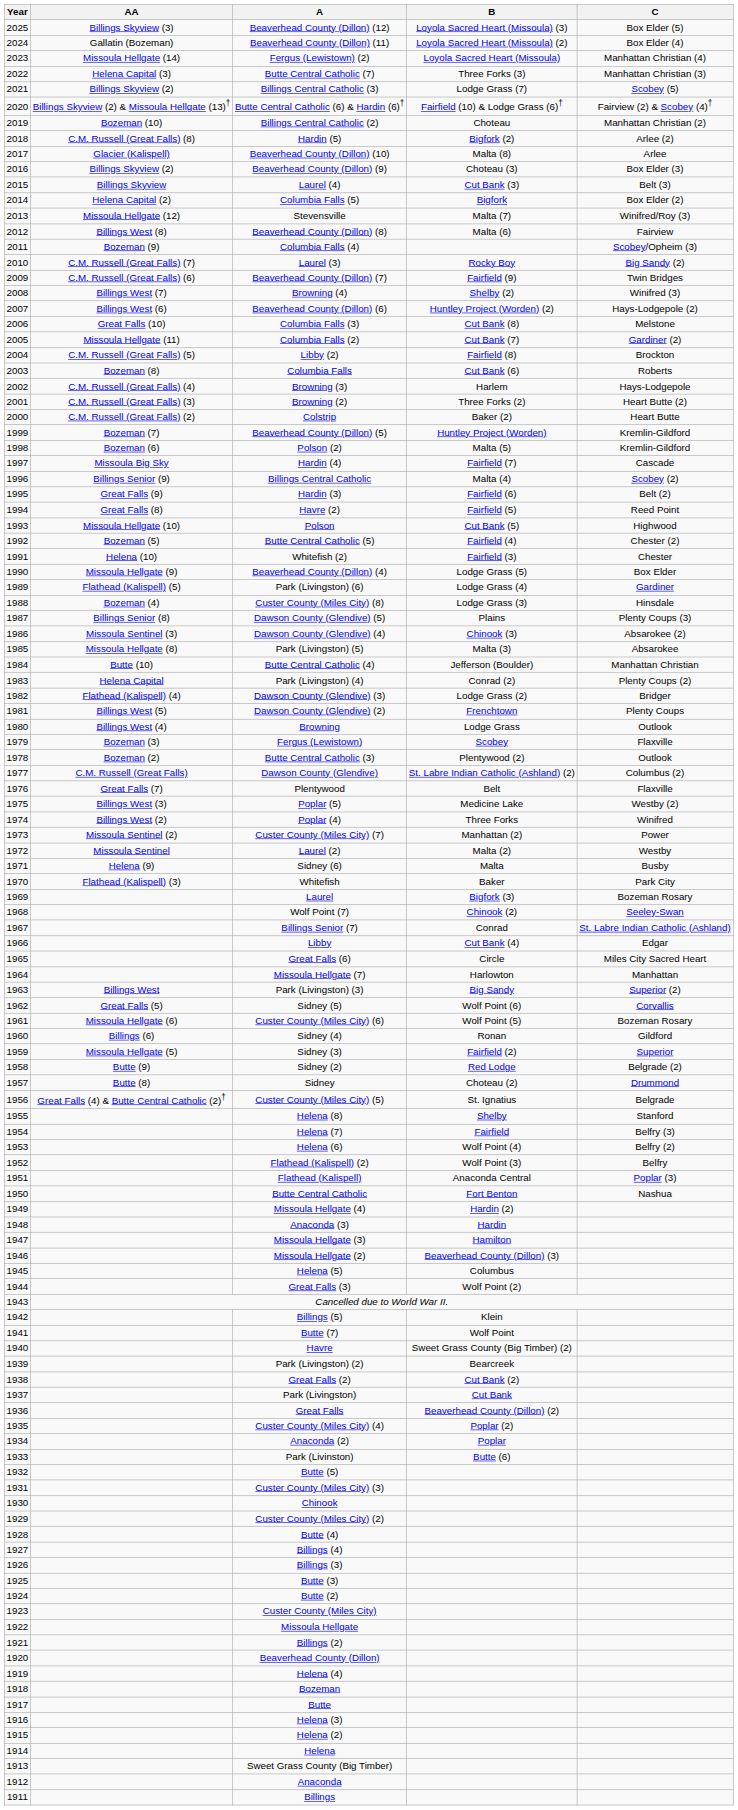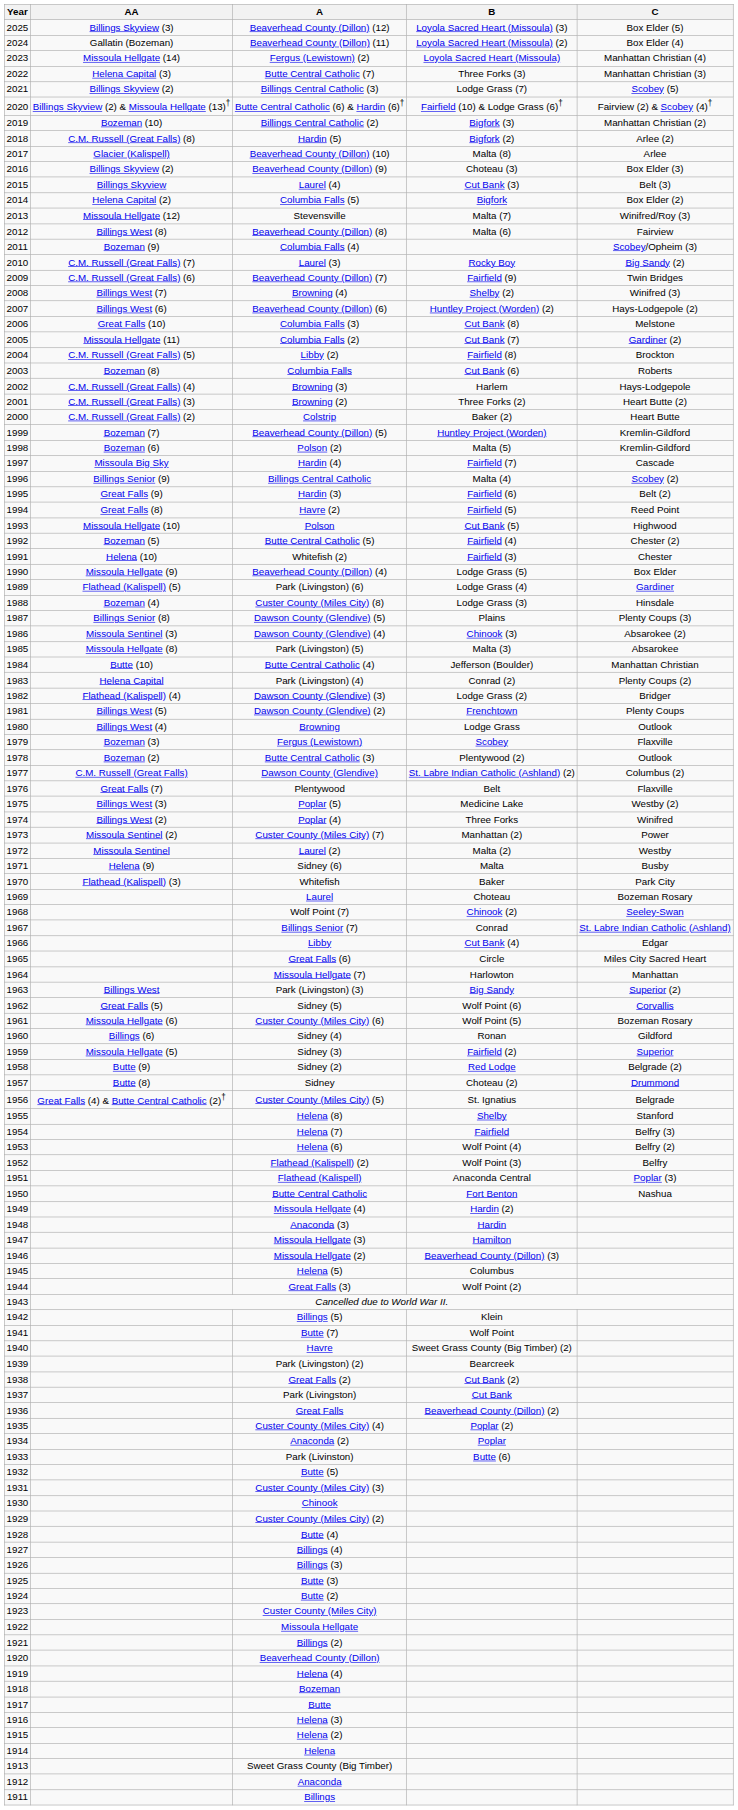(492, 123) Choteau -> (492, 123) Bigfork (3)
(492, 897) Bigfork (3) -> (492, 897) Choteau
